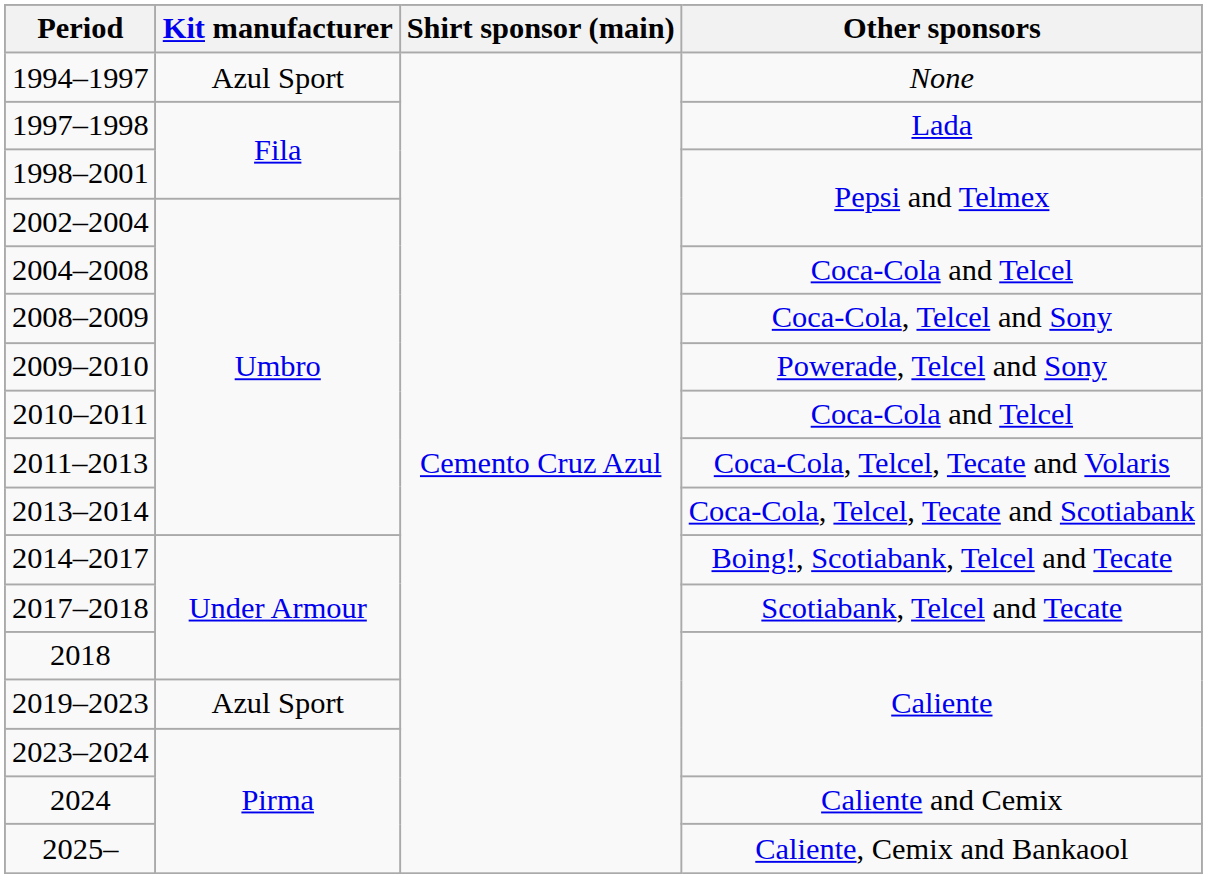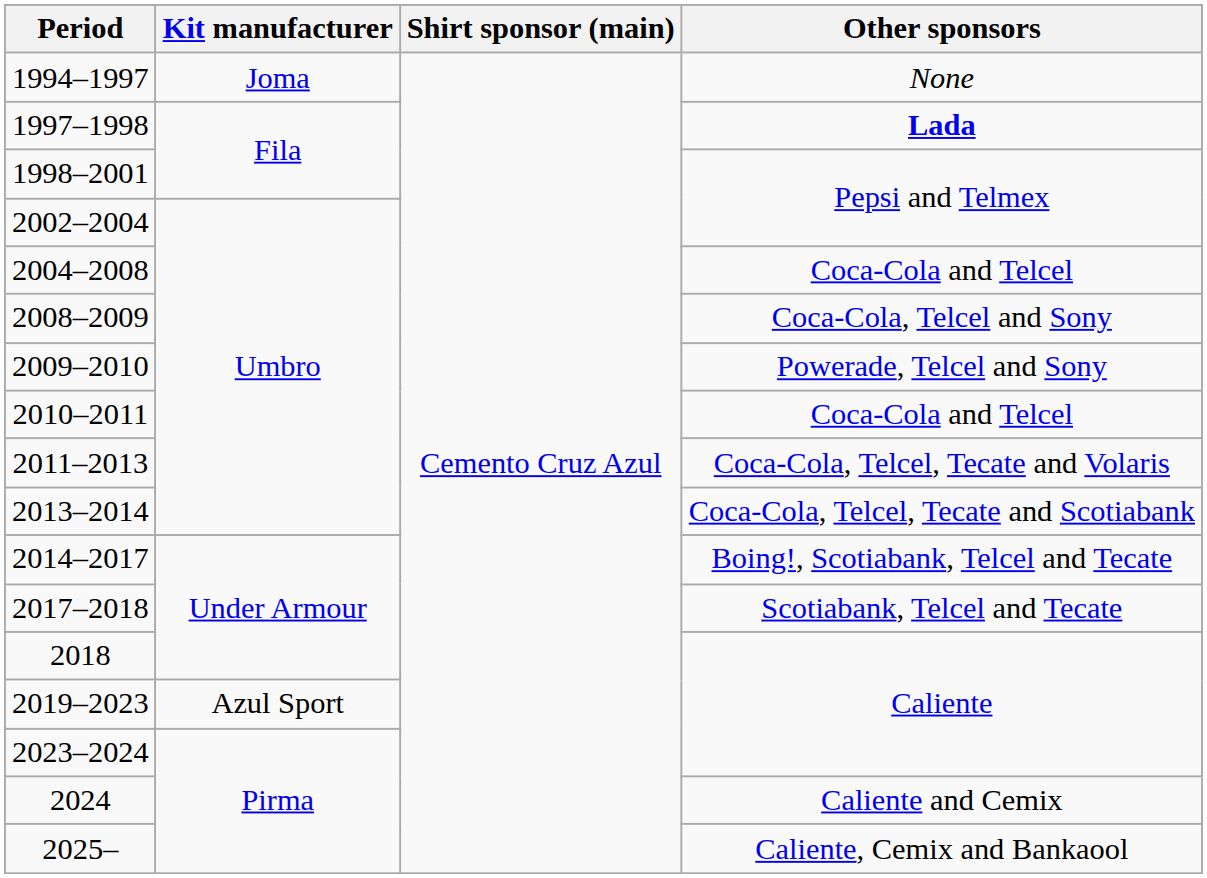(278, 76) Azul Sport -> (278, 76) Joma
(942, 125) normal -> (942, 125) bold
